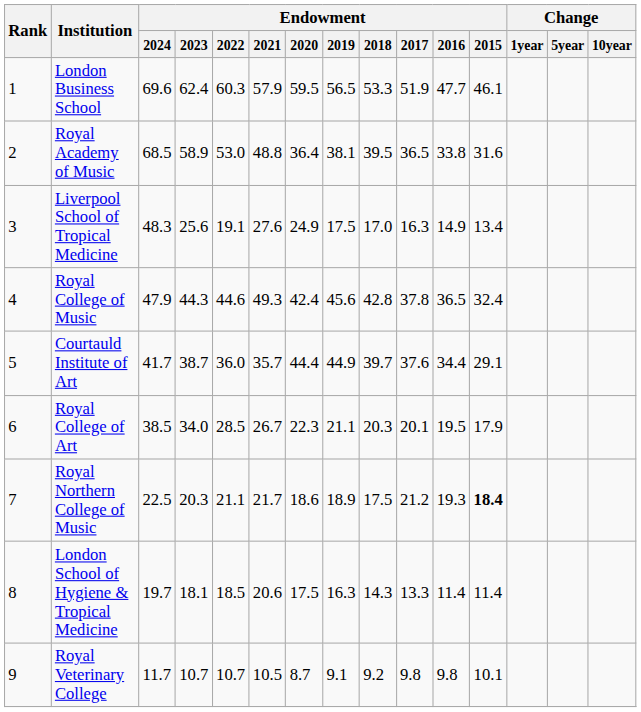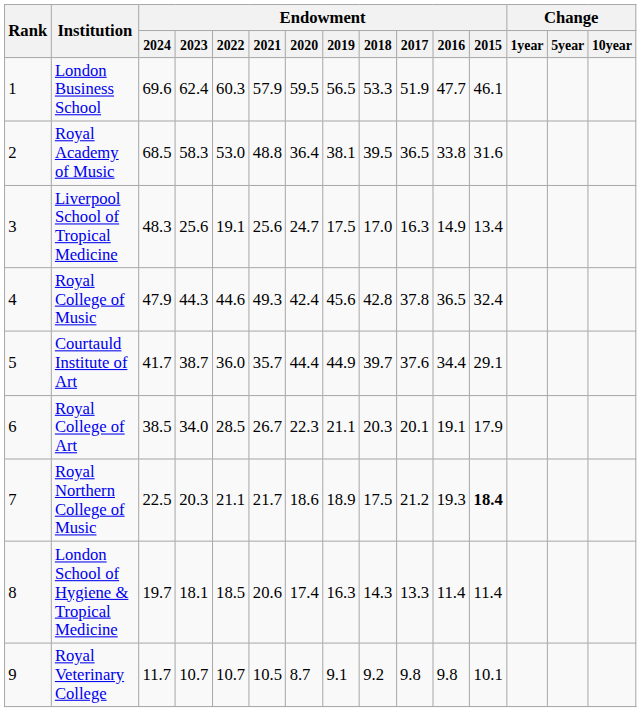(194, 153) 58.9 -> (194, 153) 58.3
(267, 226) 27.6 -> (267, 226) 25.6
(304, 226) 24.9 -> (304, 226) 24.7
(451, 427) 19.5 -> (451, 427) 19.1
(304, 592) 17.5 -> (304, 592) 17.4
